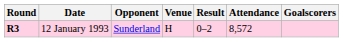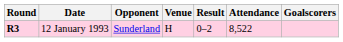(241, 28) 8,572 -> (241, 28) 8,522
